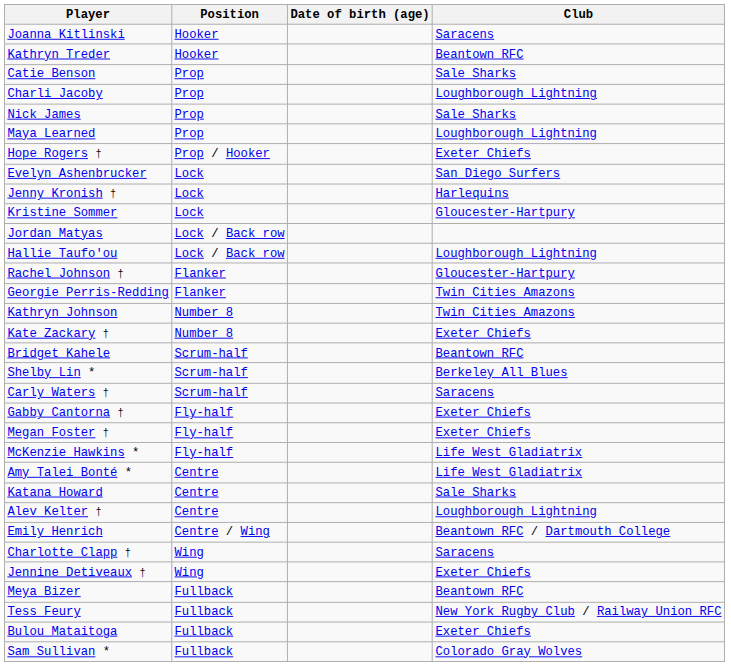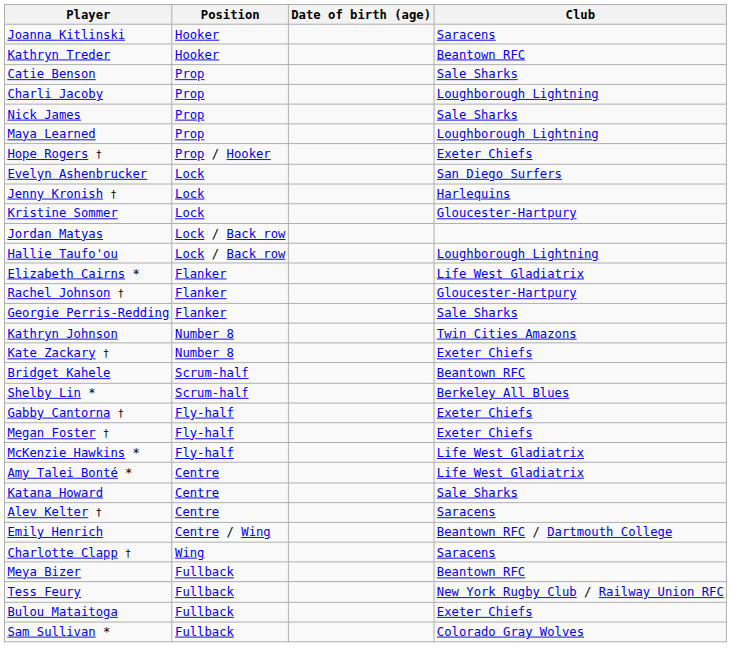+ row: (74, 273)
(505, 293) Twin Cities Amazons -> (477, 313) Sale Sharks
- row: (58, 393)
(516, 512) Loughborough Lightning -> (466, 512) Saracens
- row: (76, 572)
